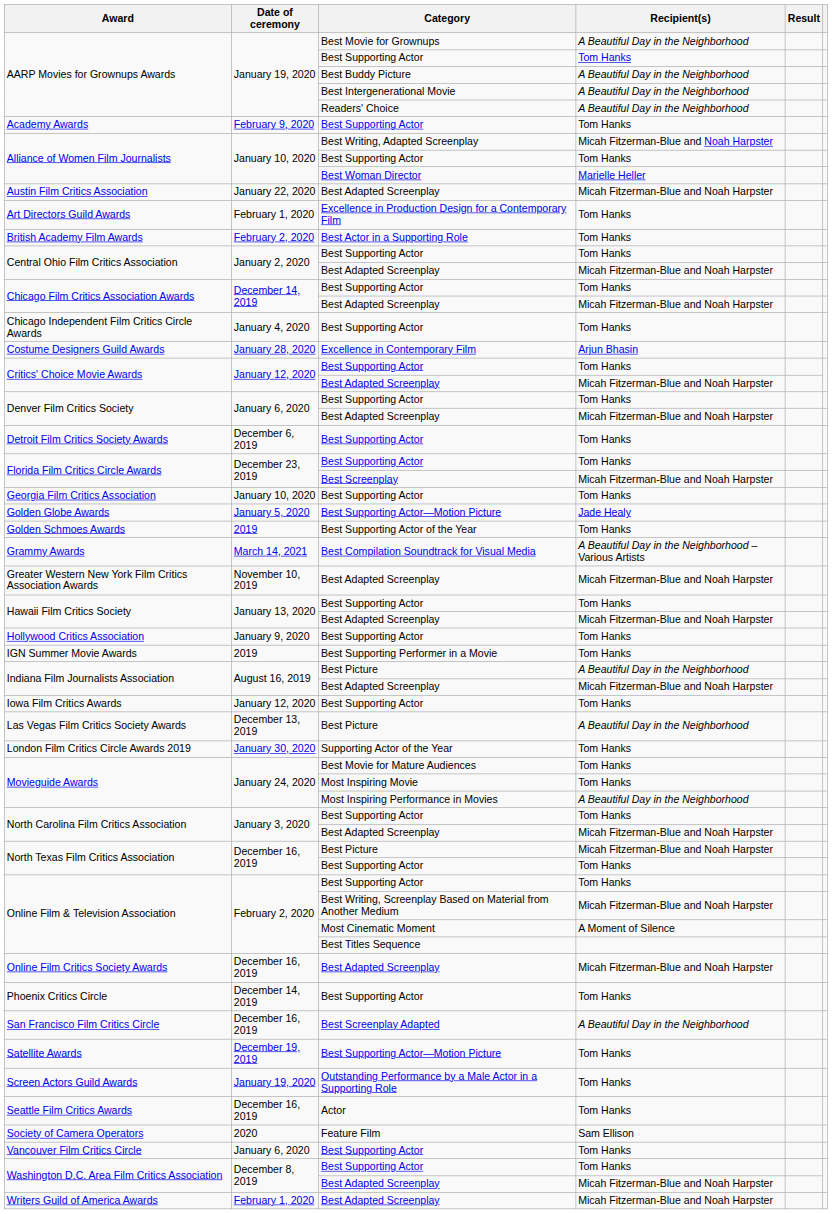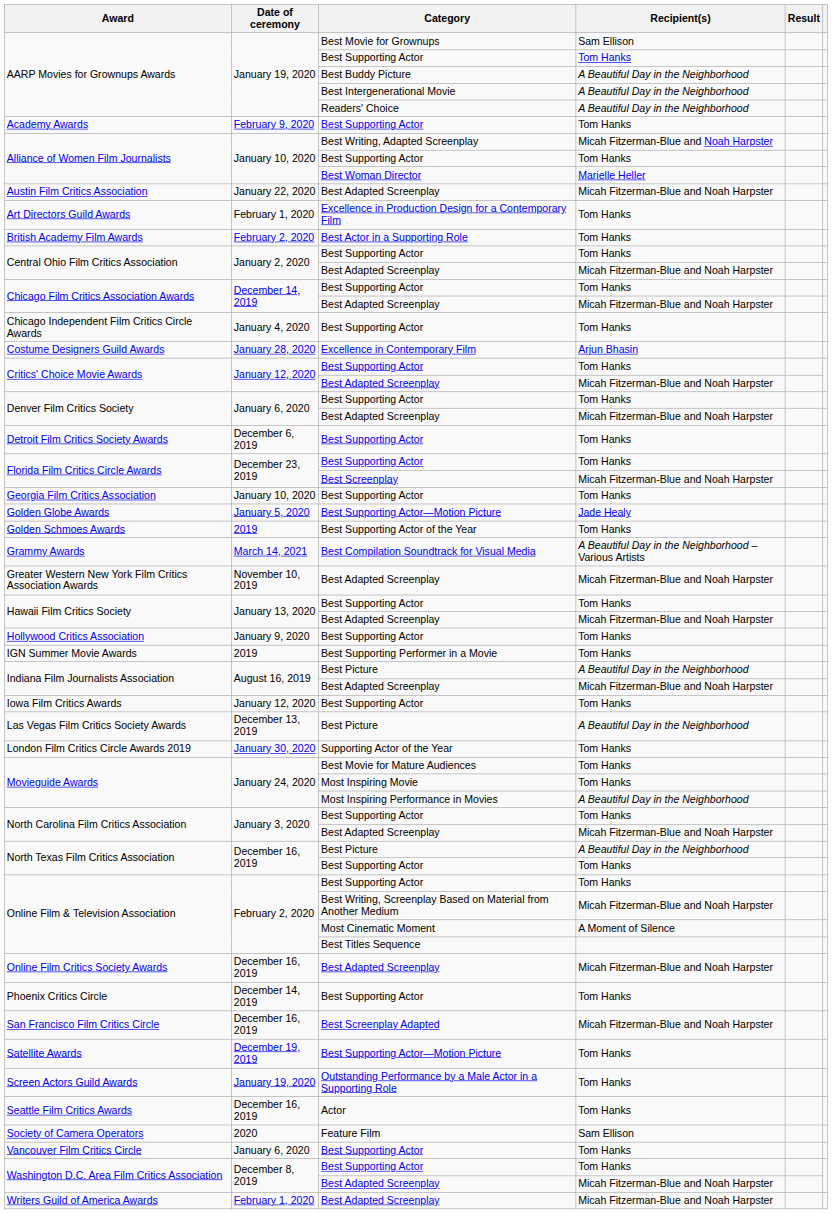(663, 41) A Beautiful Day in the Neighborhood -> (606, 41) Sam Ellison
(676, 849) Micah Fitzerman-Blue and Noah Harpster -> (663, 849) A Beautiful Day in the Neighborhood
(663, 1025) A Beautiful Day in the Neighborhood -> (676, 1025) Micah Fitzerman-Blue and Noah Harpster
